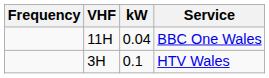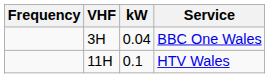(100, 38) 11H -> (96, 38) 3H
(96, 61) 3H -> (100, 61) 11H
